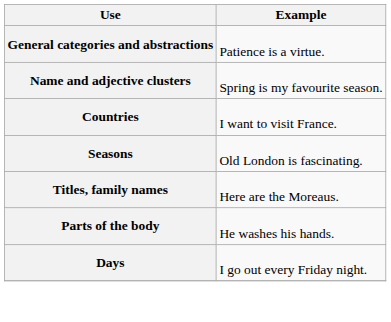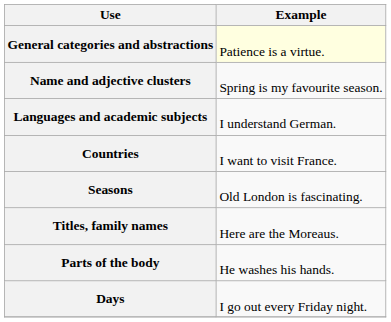(272, 51) no background -> (272, 51) lightyellow background
+ row: (110, 116)
